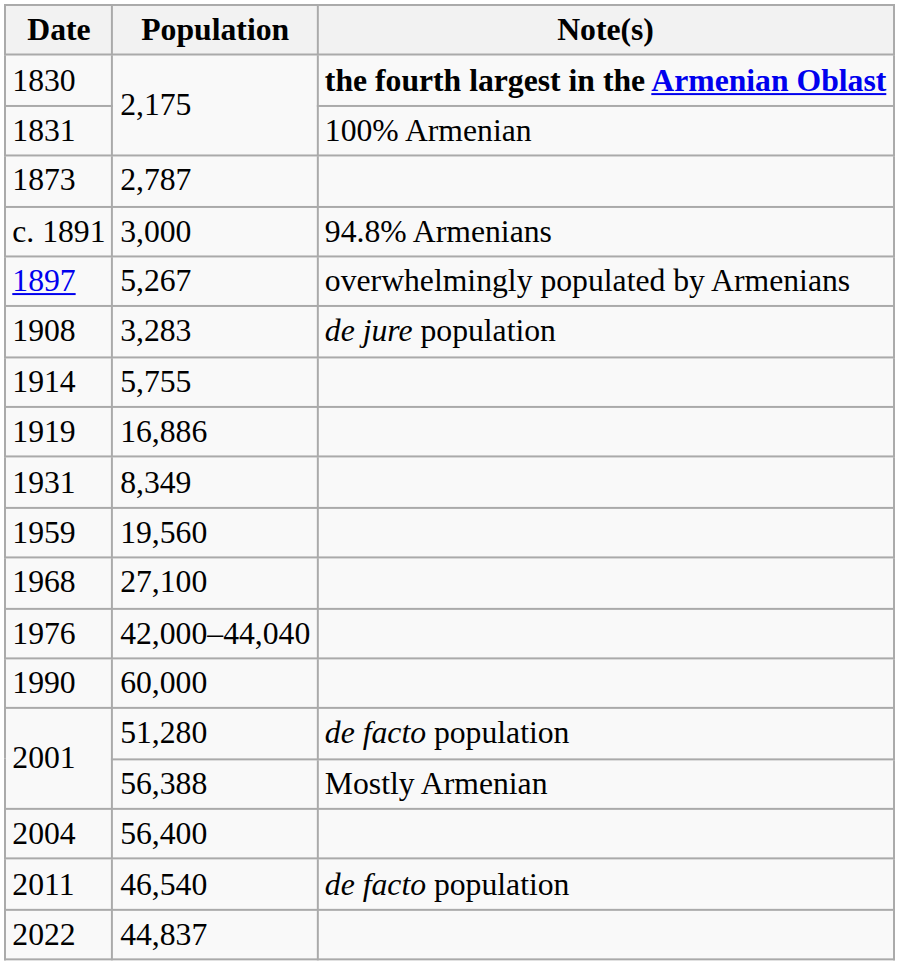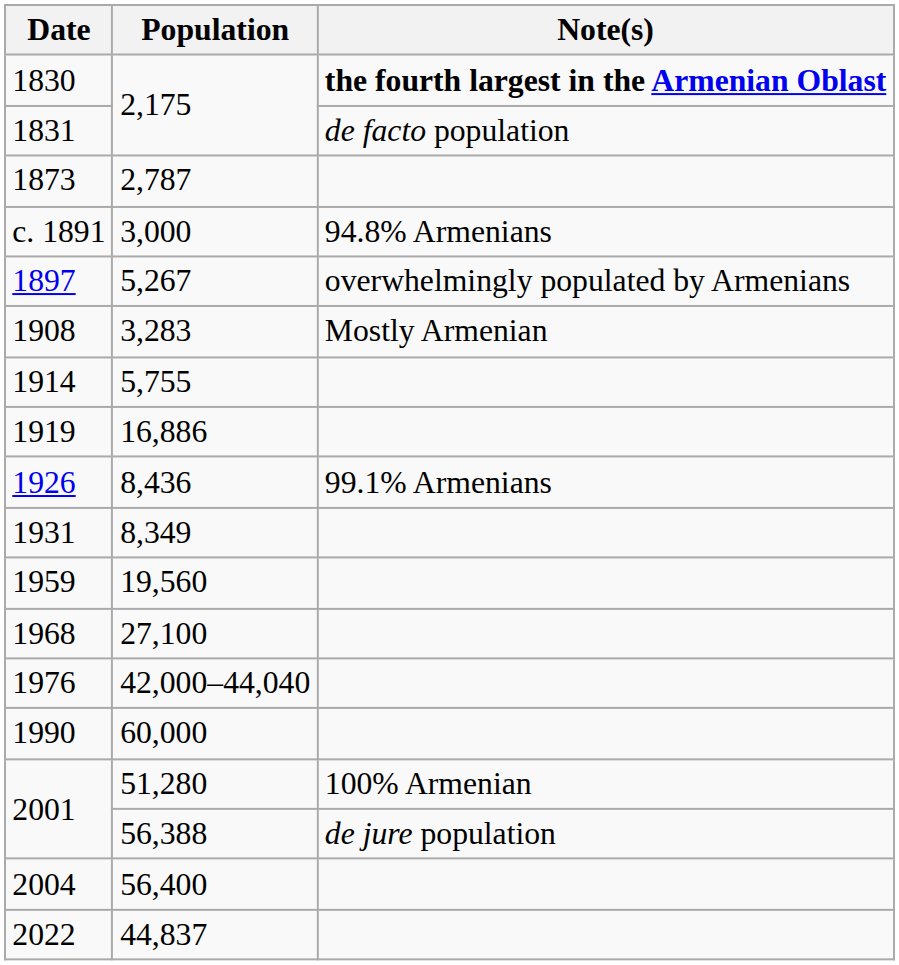(428, 130) 100% Armenian -> (447, 130) de facto population
(440, 331) de jure population -> (436, 331) Mostly Armenian
+ row: (44, 481)
(447, 733) de facto population -> (428, 783) 100% Armenian
(436, 783) Mostly Armenian -> (440, 833) de jure population
- row: (43, 883)
